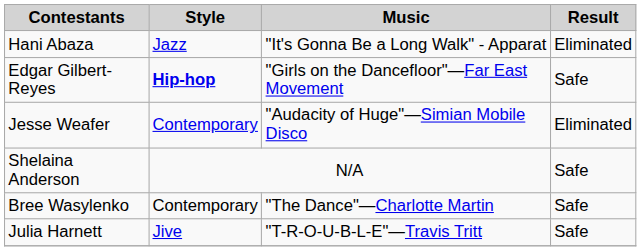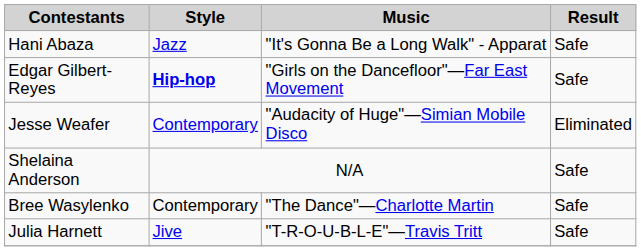(593, 44) Eliminated -> (571, 44) Safe
